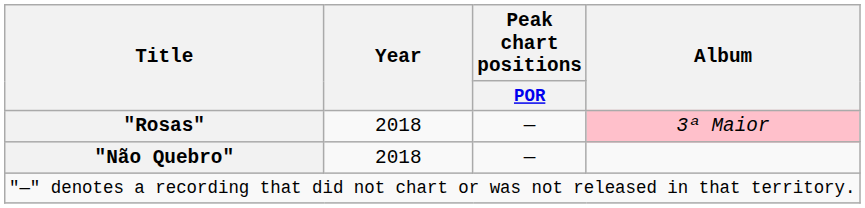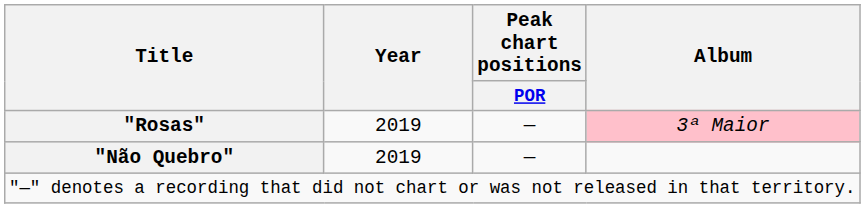(398, 126) 2018 -> (398, 126) 2019
(398, 158) 2018 -> (398, 158) 2019
